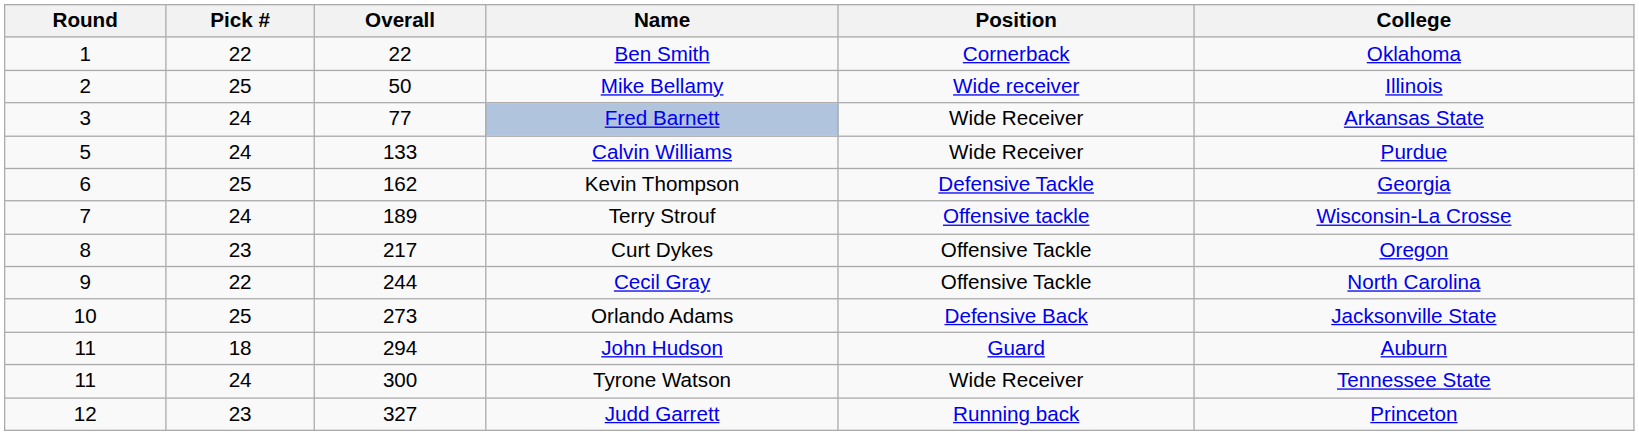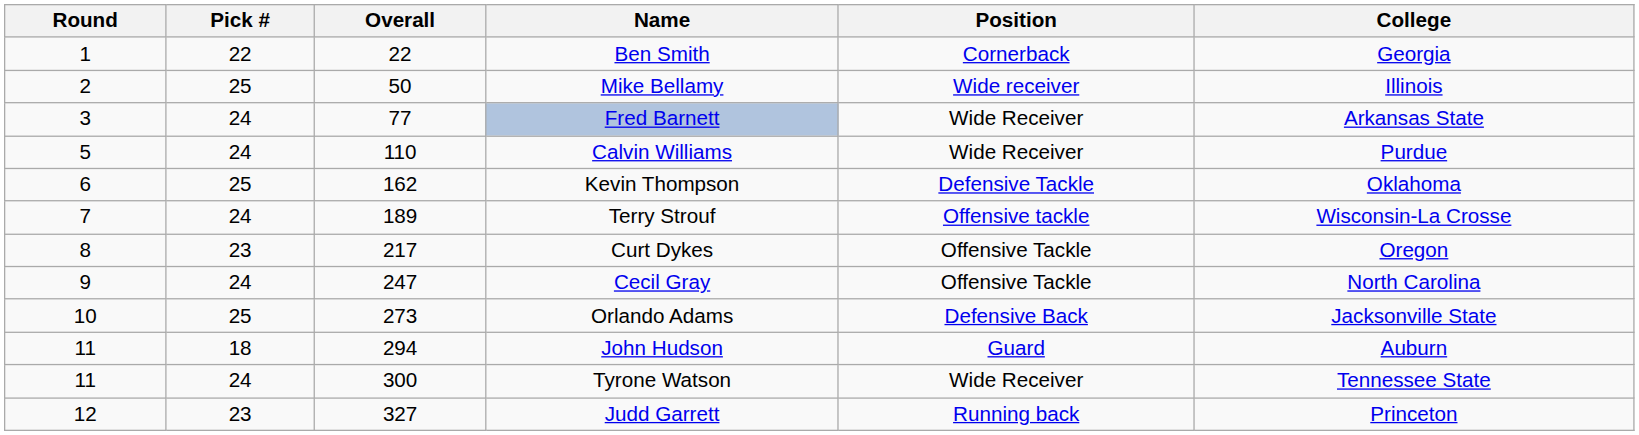(1414, 53) Oklahoma -> (1414, 53) Georgia
(400, 151) 133 -> (400, 151) 110
(1414, 184) Georgia -> (1414, 184) Oklahoma
(240, 282) 22 -> (240, 282) 24
(400, 282) 244 -> (400, 282) 247
